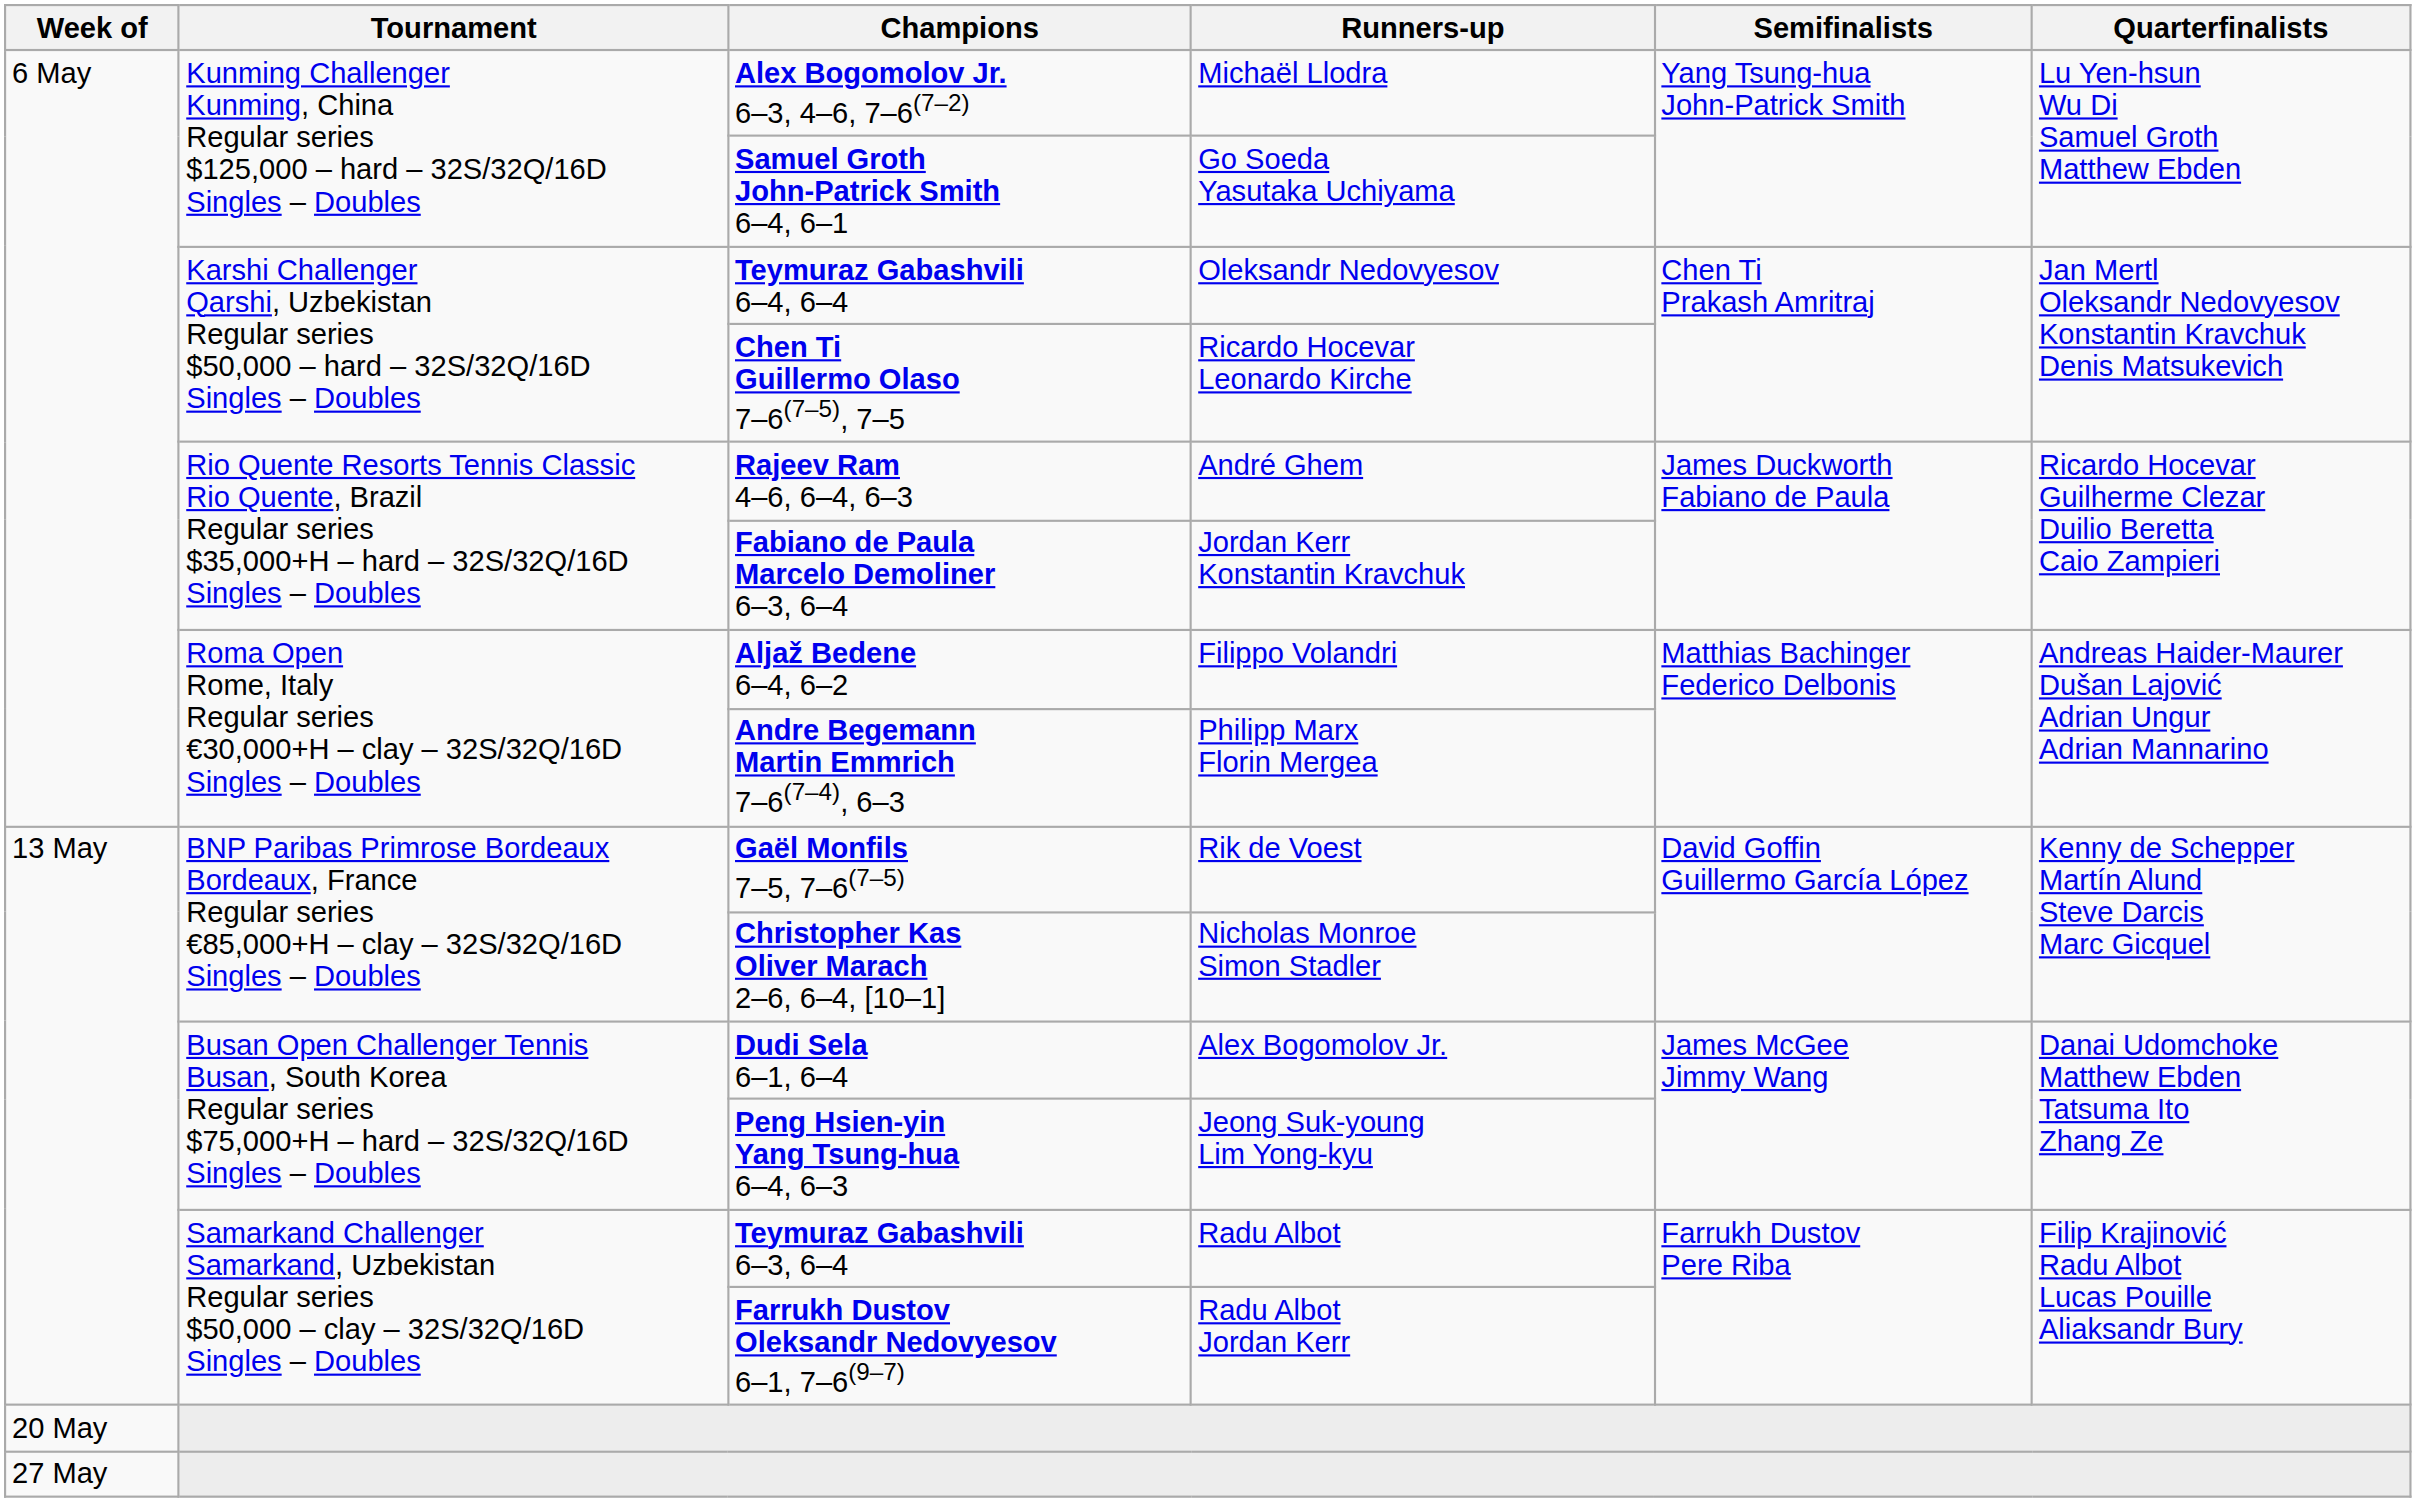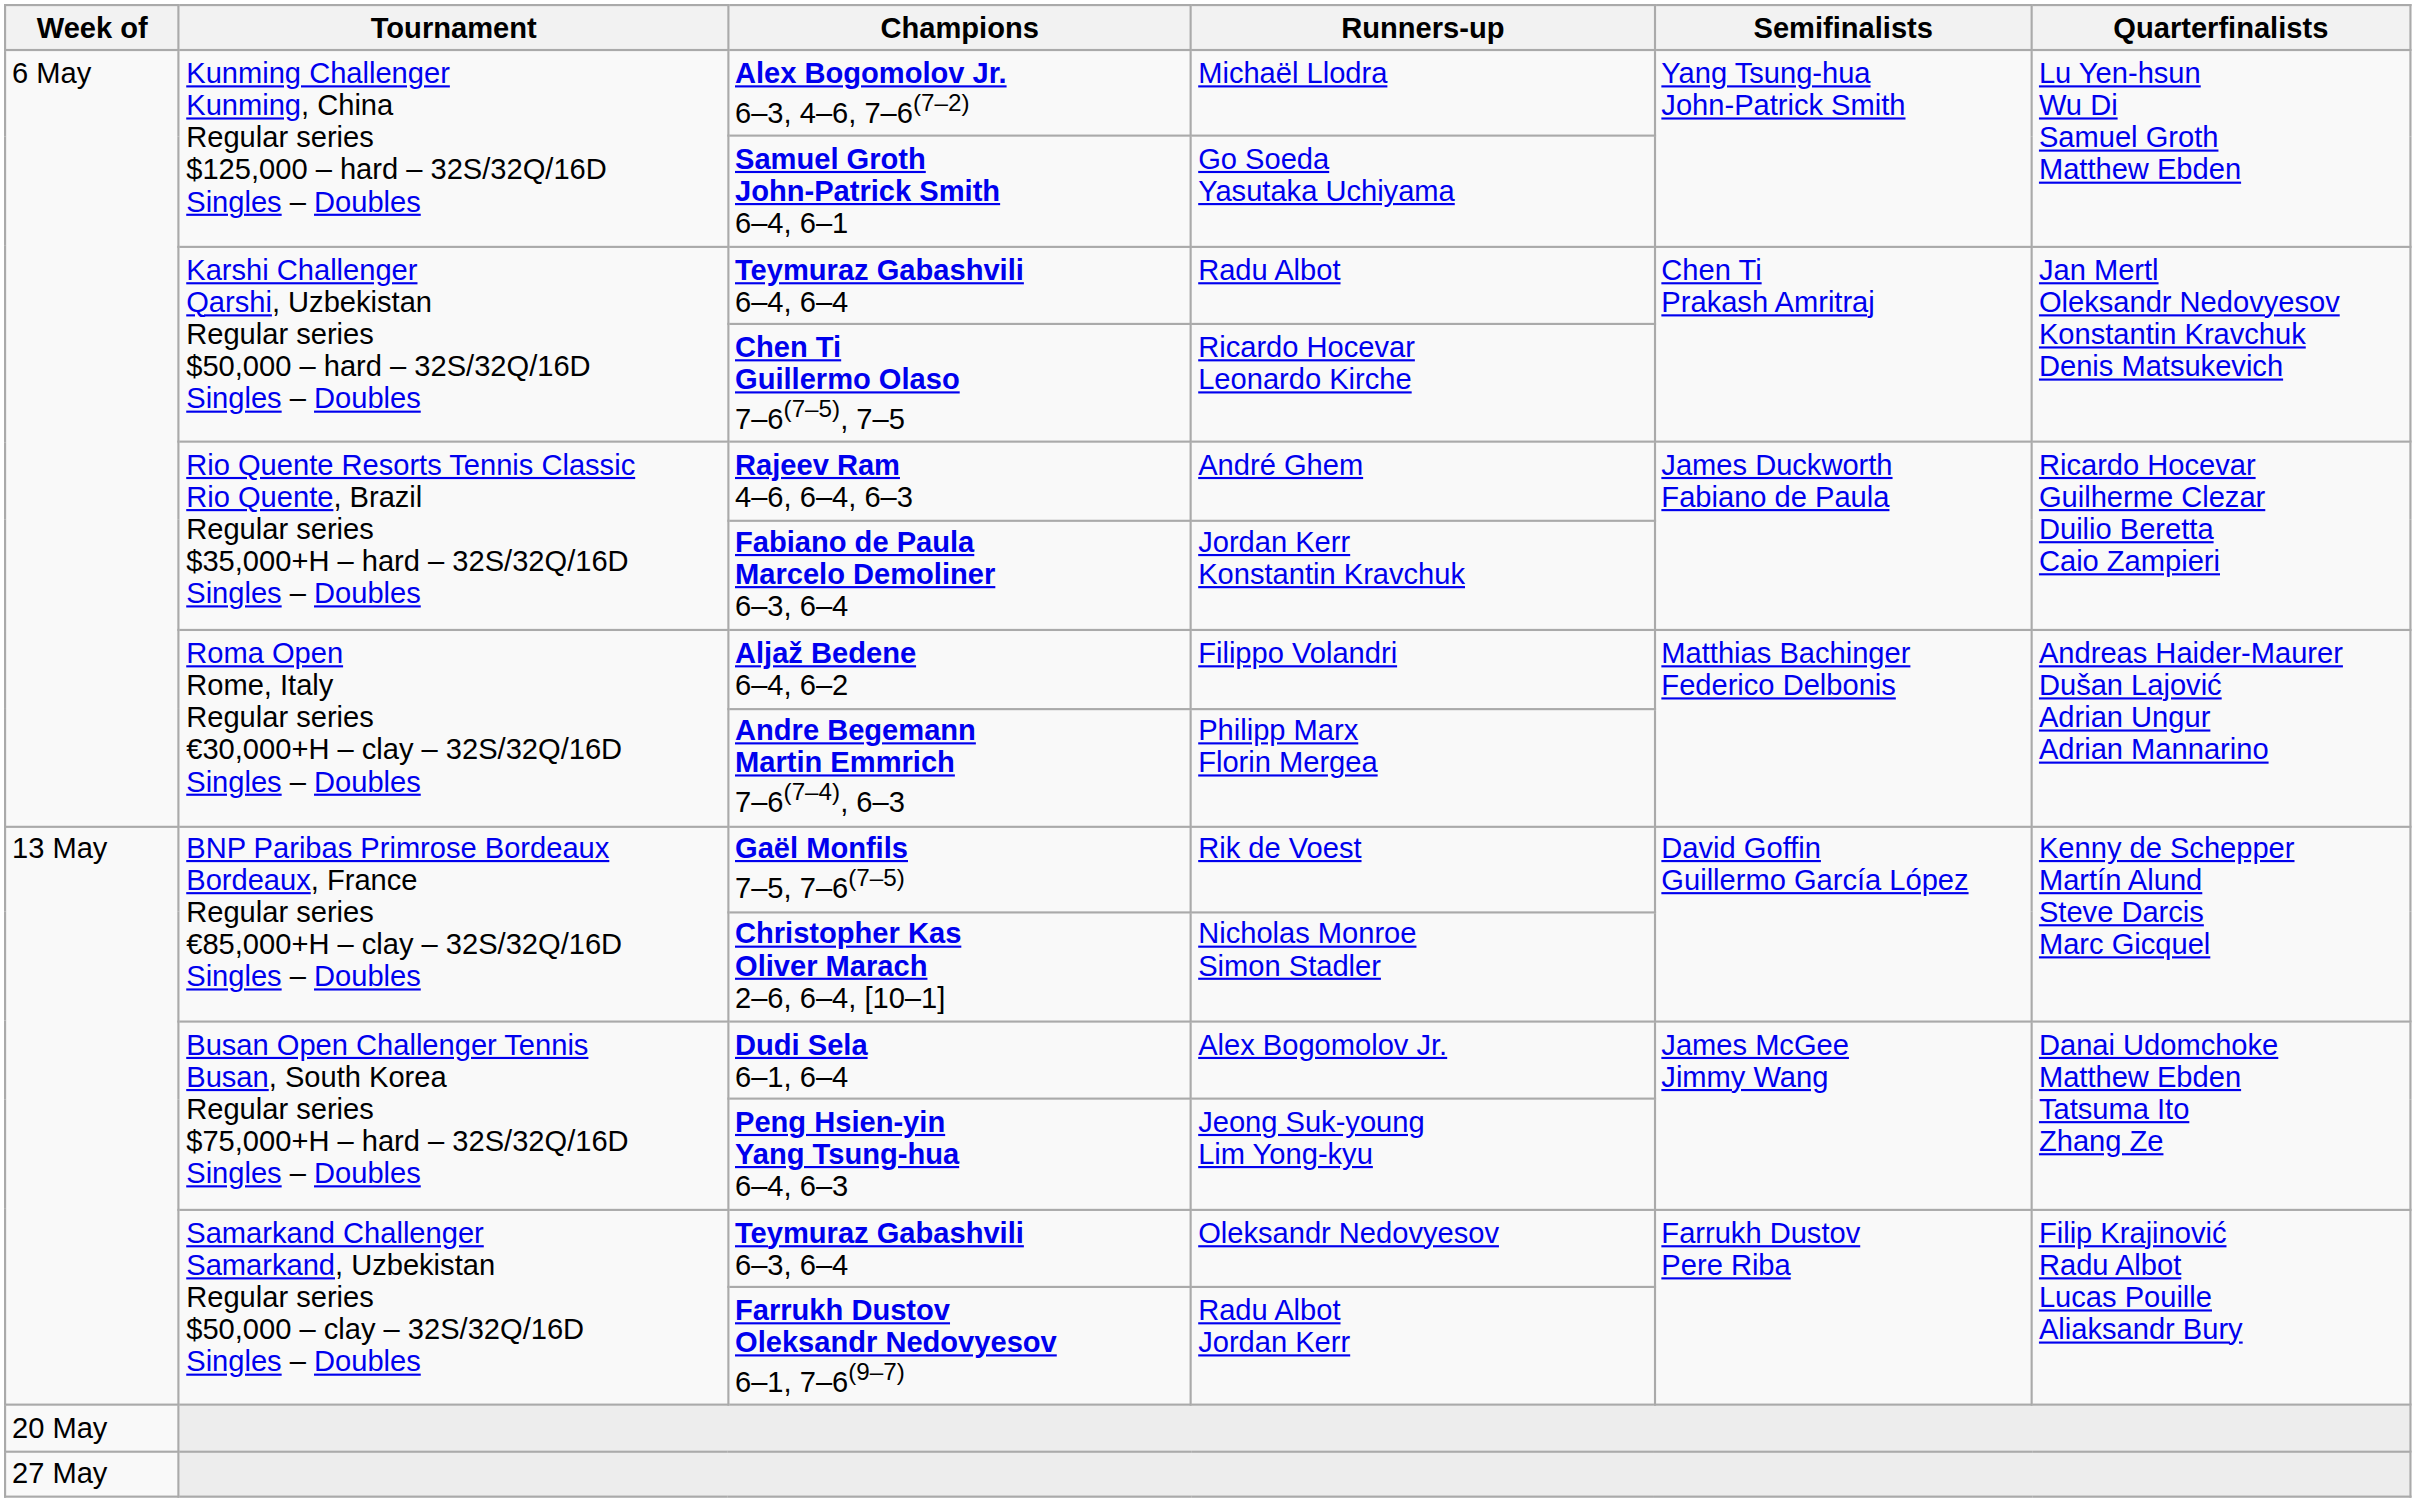(1349, 269) Oleksandr Nedovyesov -> (1269, 269) Radu Albot
(1269, 1232) Radu Albot -> (1349, 1232) Oleksandr Nedovyesov
